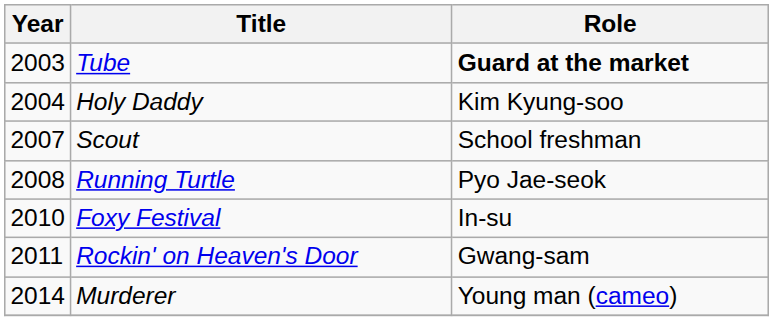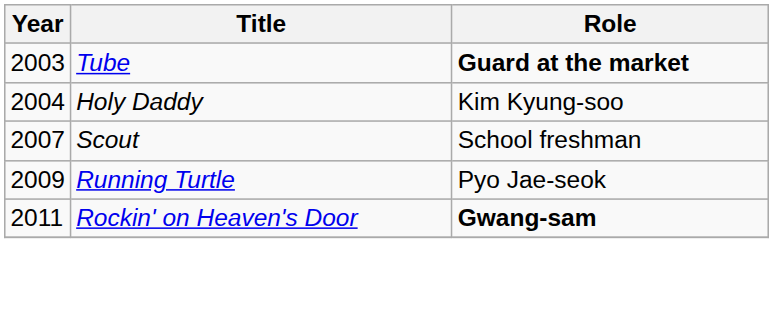(38, 179) 2008 -> (38, 179) 2009
- row: (148, 218)
(524, 256) normal -> (527, 218) bold
- row: (126, 295)
